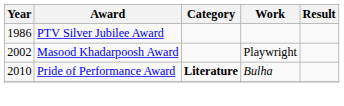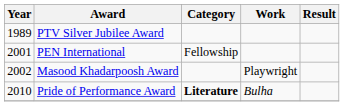(19, 33) 1986 -> (19, 33) 1989
+ row: (81, 52)
